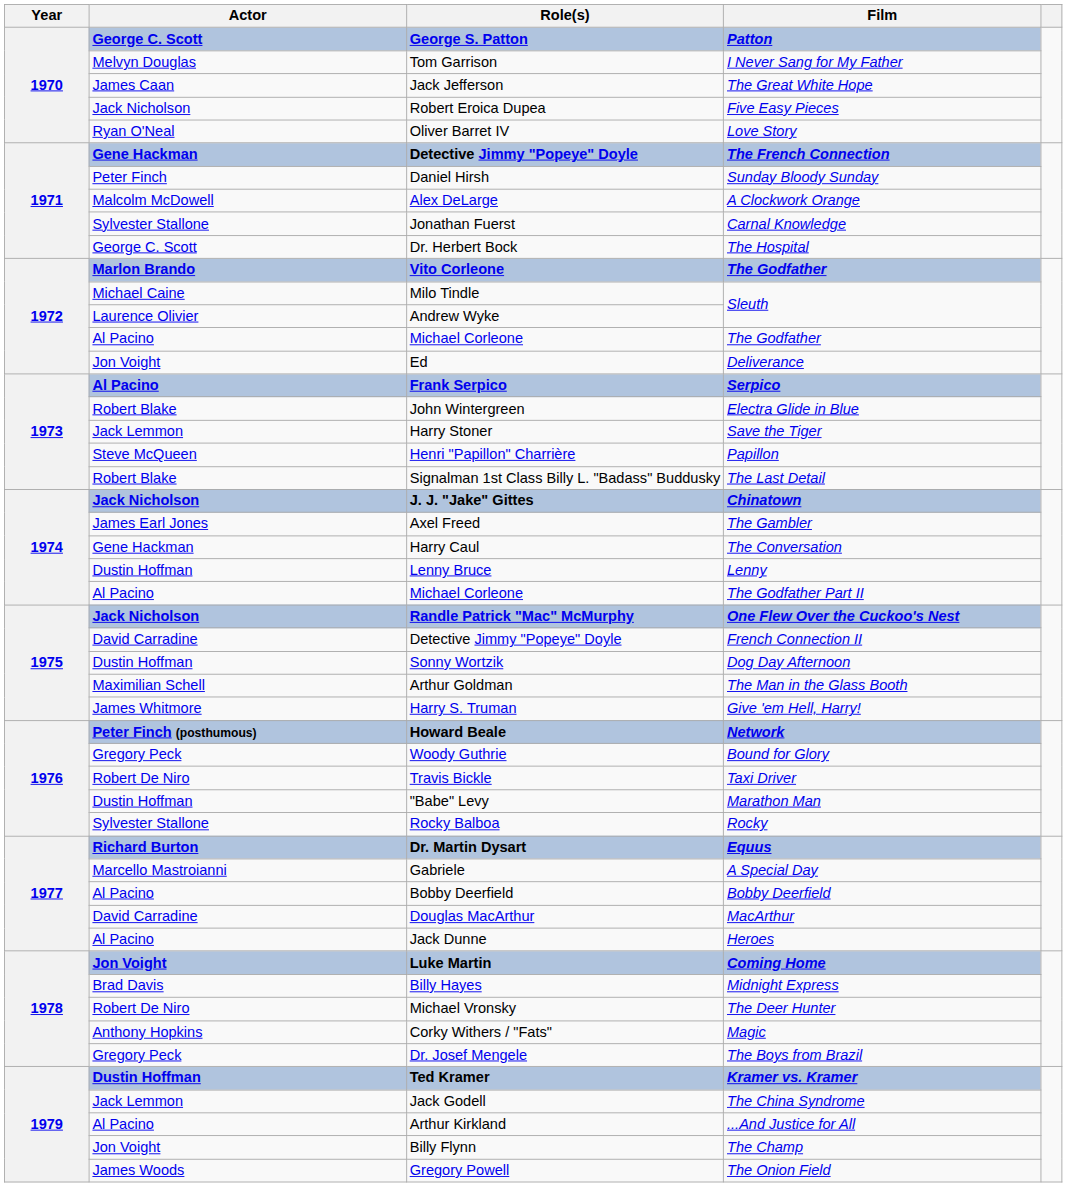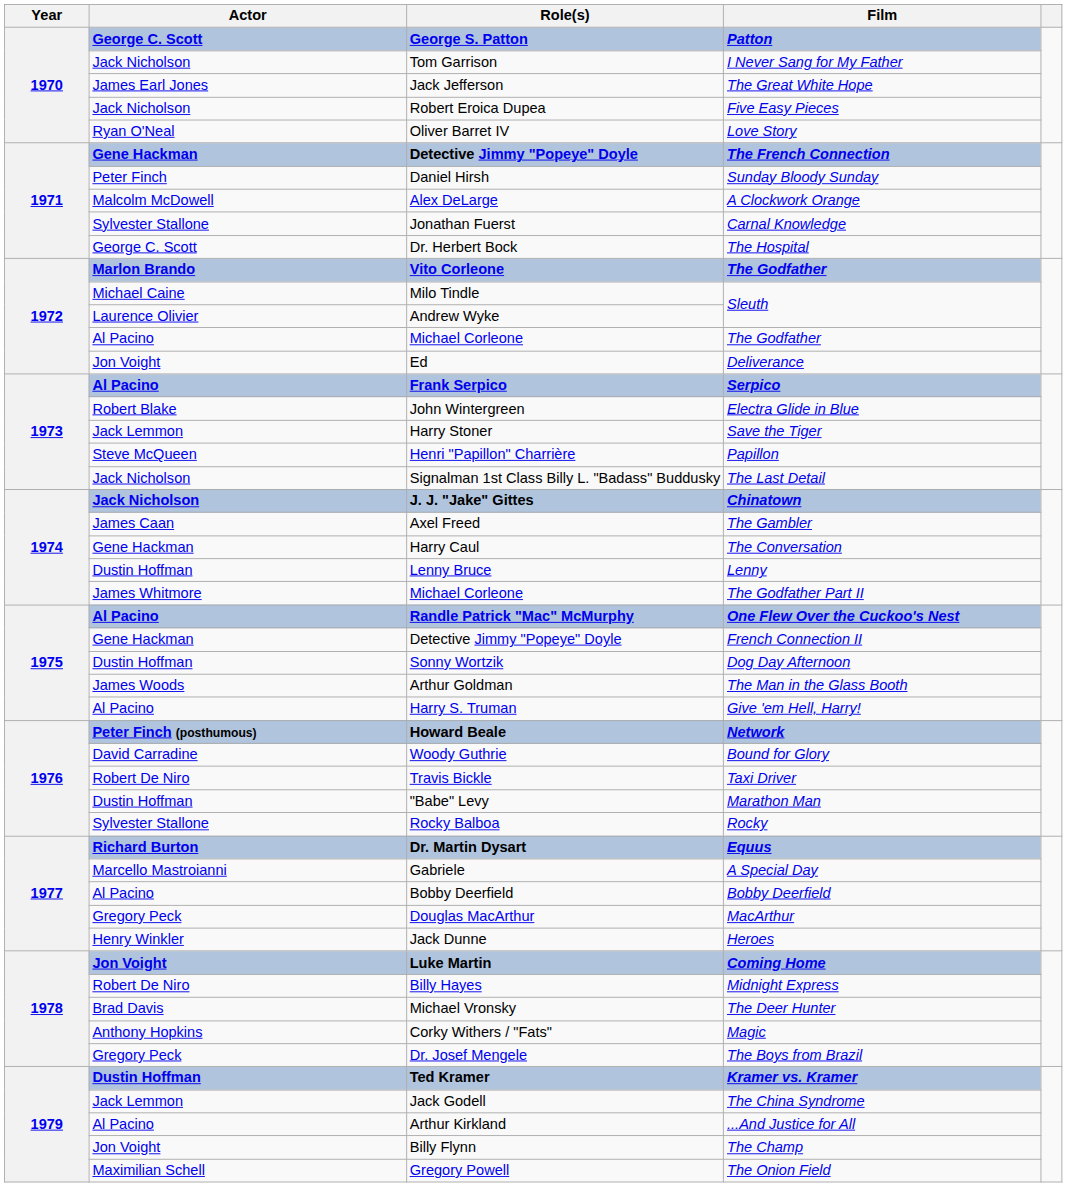(144, 62) Melvyn Douglas -> (141, 62) Jack Nicholson
(133, 85) James Caan -> (150, 85) James Earl Jones
(134, 477) Robert Blake -> (141, 477) Jack Nicholson
(150, 524) James Earl Jones -> (133, 524) James Caan
(123, 593) Al Pacino -> (147, 593) James Whitmore
(146, 616) Jack Nicholson -> (126, 616) Al Pacino
(145, 639) David Carradine -> (143, 639) Gene Hackman
(149, 685) Maximilian Schell -> (138, 685) James Woods
(147, 708) James Whitmore -> (123, 708) Al Pacino
(137, 754) Gregory Peck -> (145, 754) David Carradine
(145, 916) David Carradine -> (137, 916) Gregory Peck
(123, 939) Al Pacino -> (138, 939) Henry Winkler
(128, 985) Brad Davis -> (141, 985) Robert De Niro
(141, 1008) Robert De Niro -> (128, 1008) Brad Davis
(138, 1170) James Woods -> (149, 1170) Maximilian Schell
